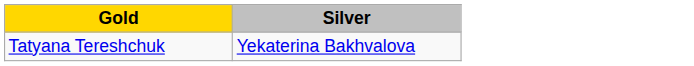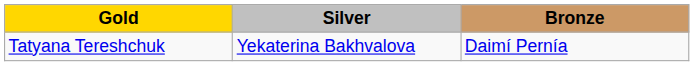+ column: (575, 18)
